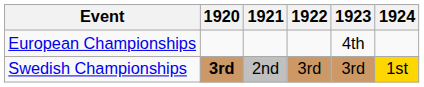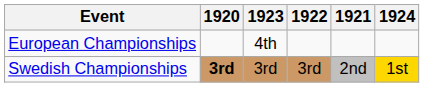columns swapped: (266, 17) <-> (353, 17)
